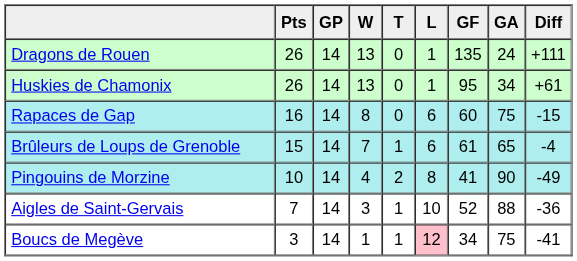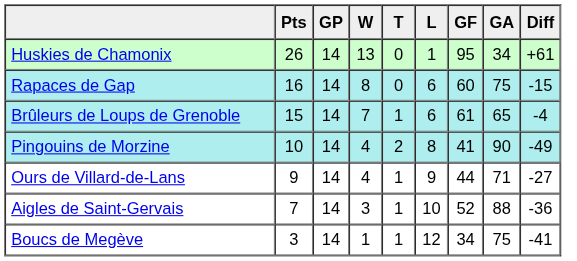- row: (80, 54)
+ row: (98, 178)
(431, 239) pink background -> (431, 239) no background
